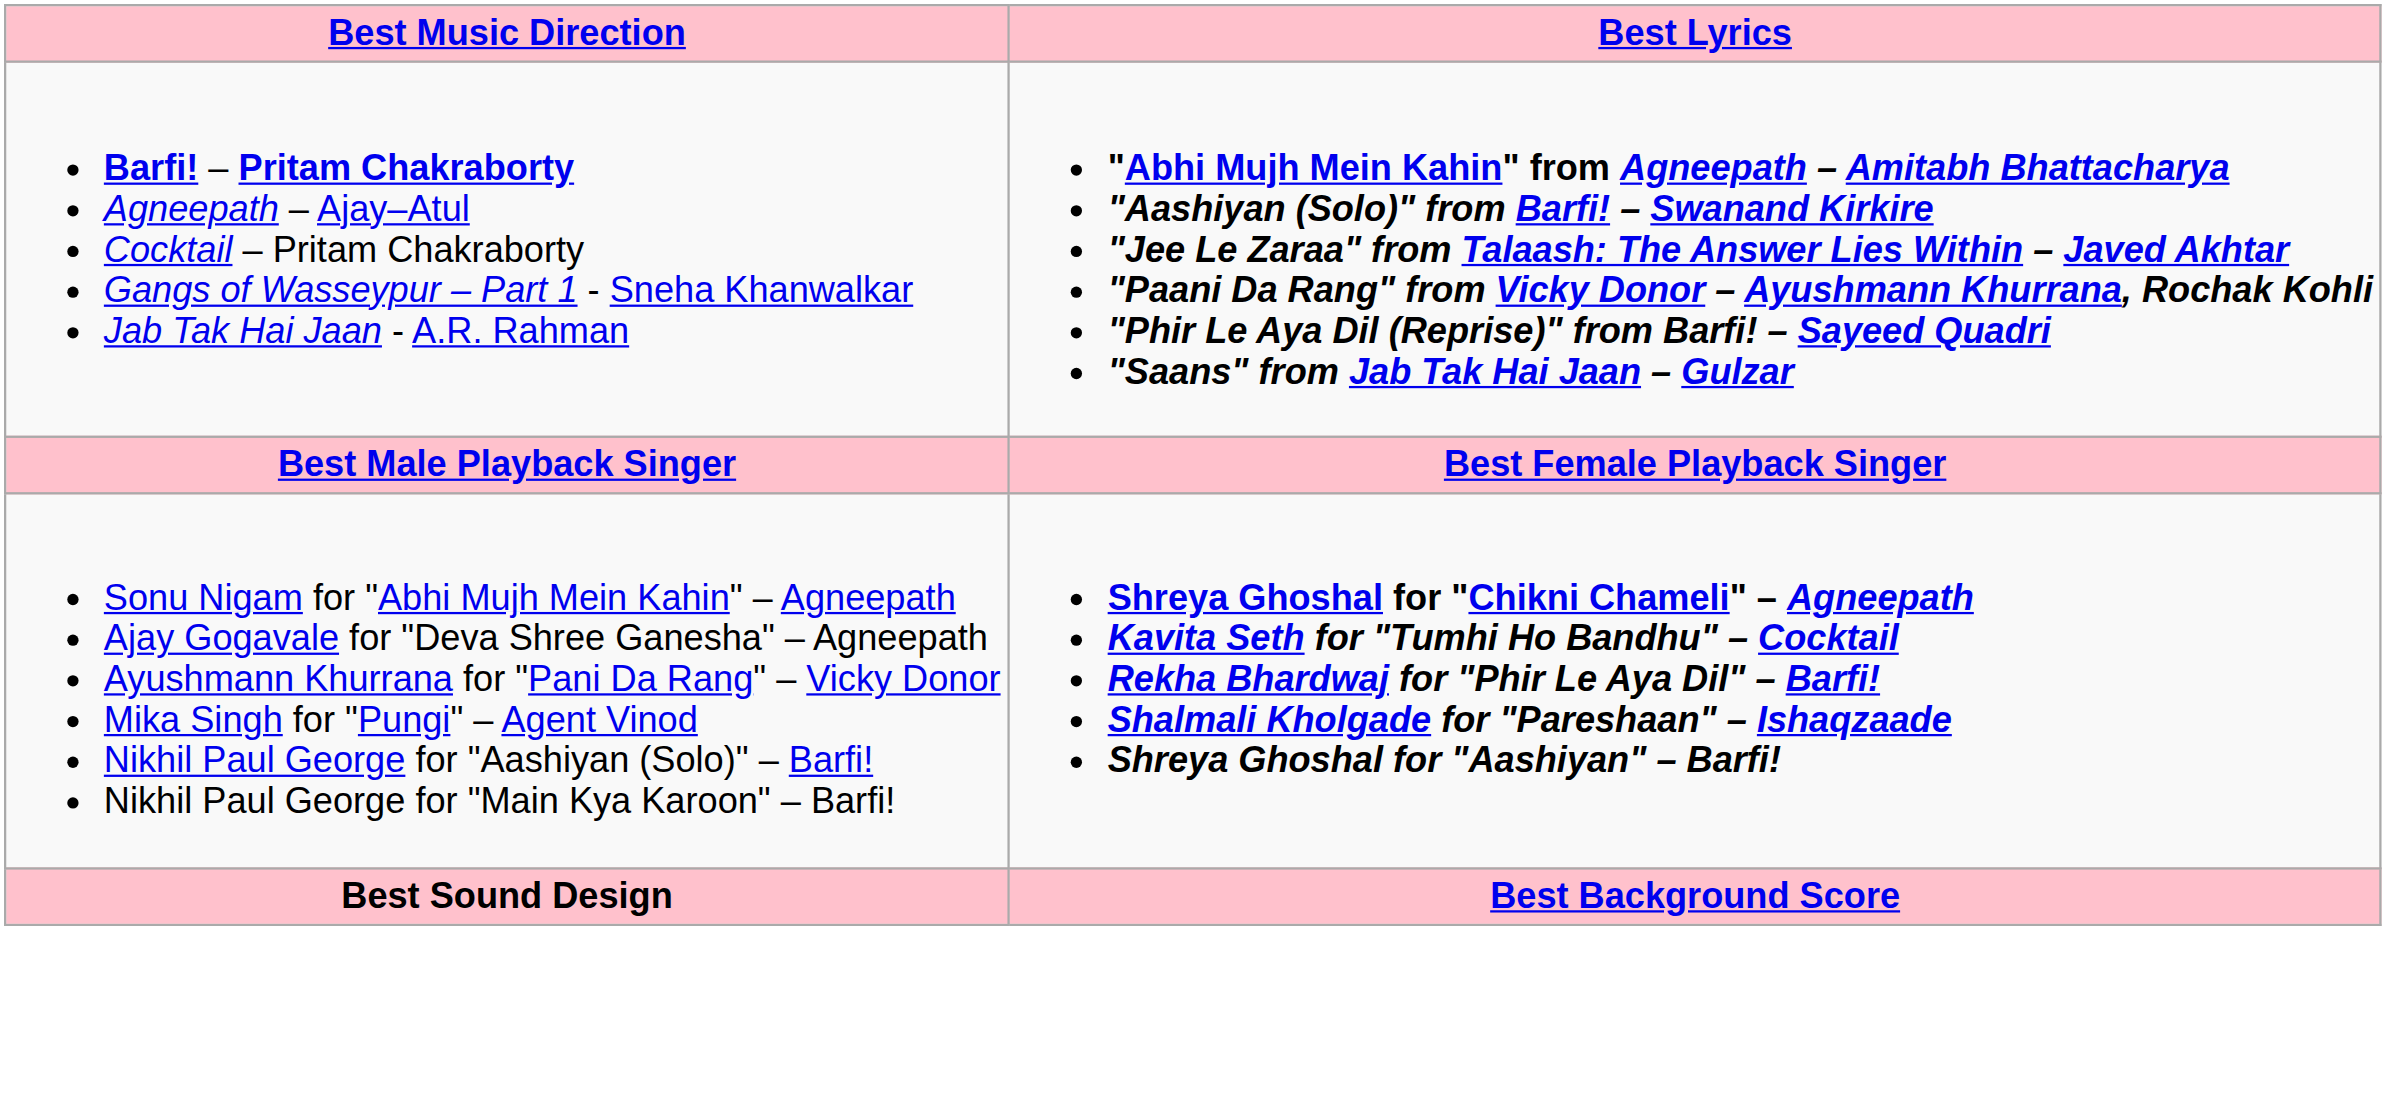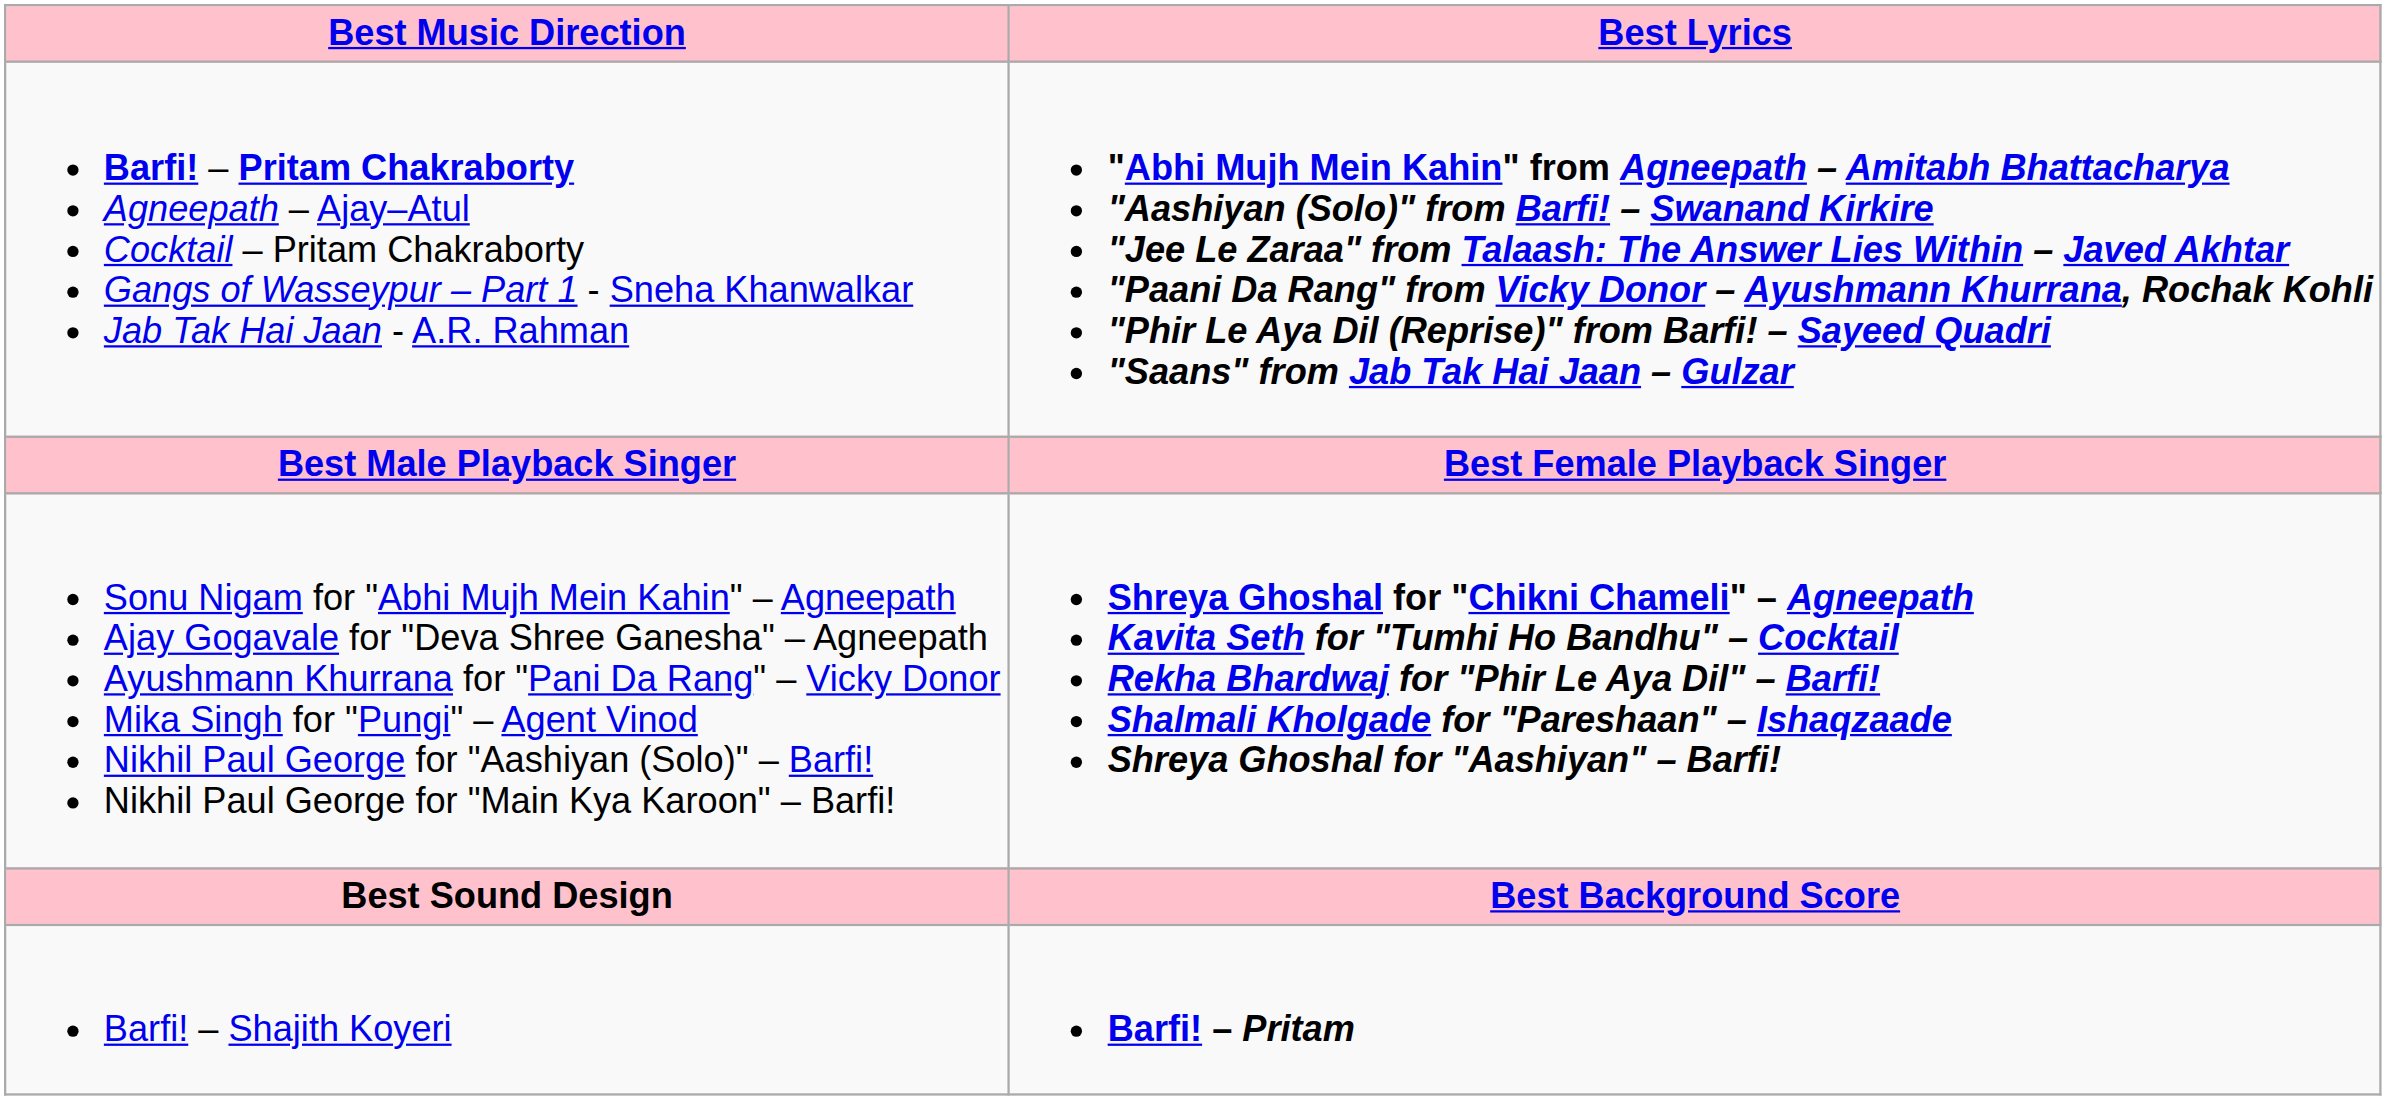+ row: (507, 1030)
